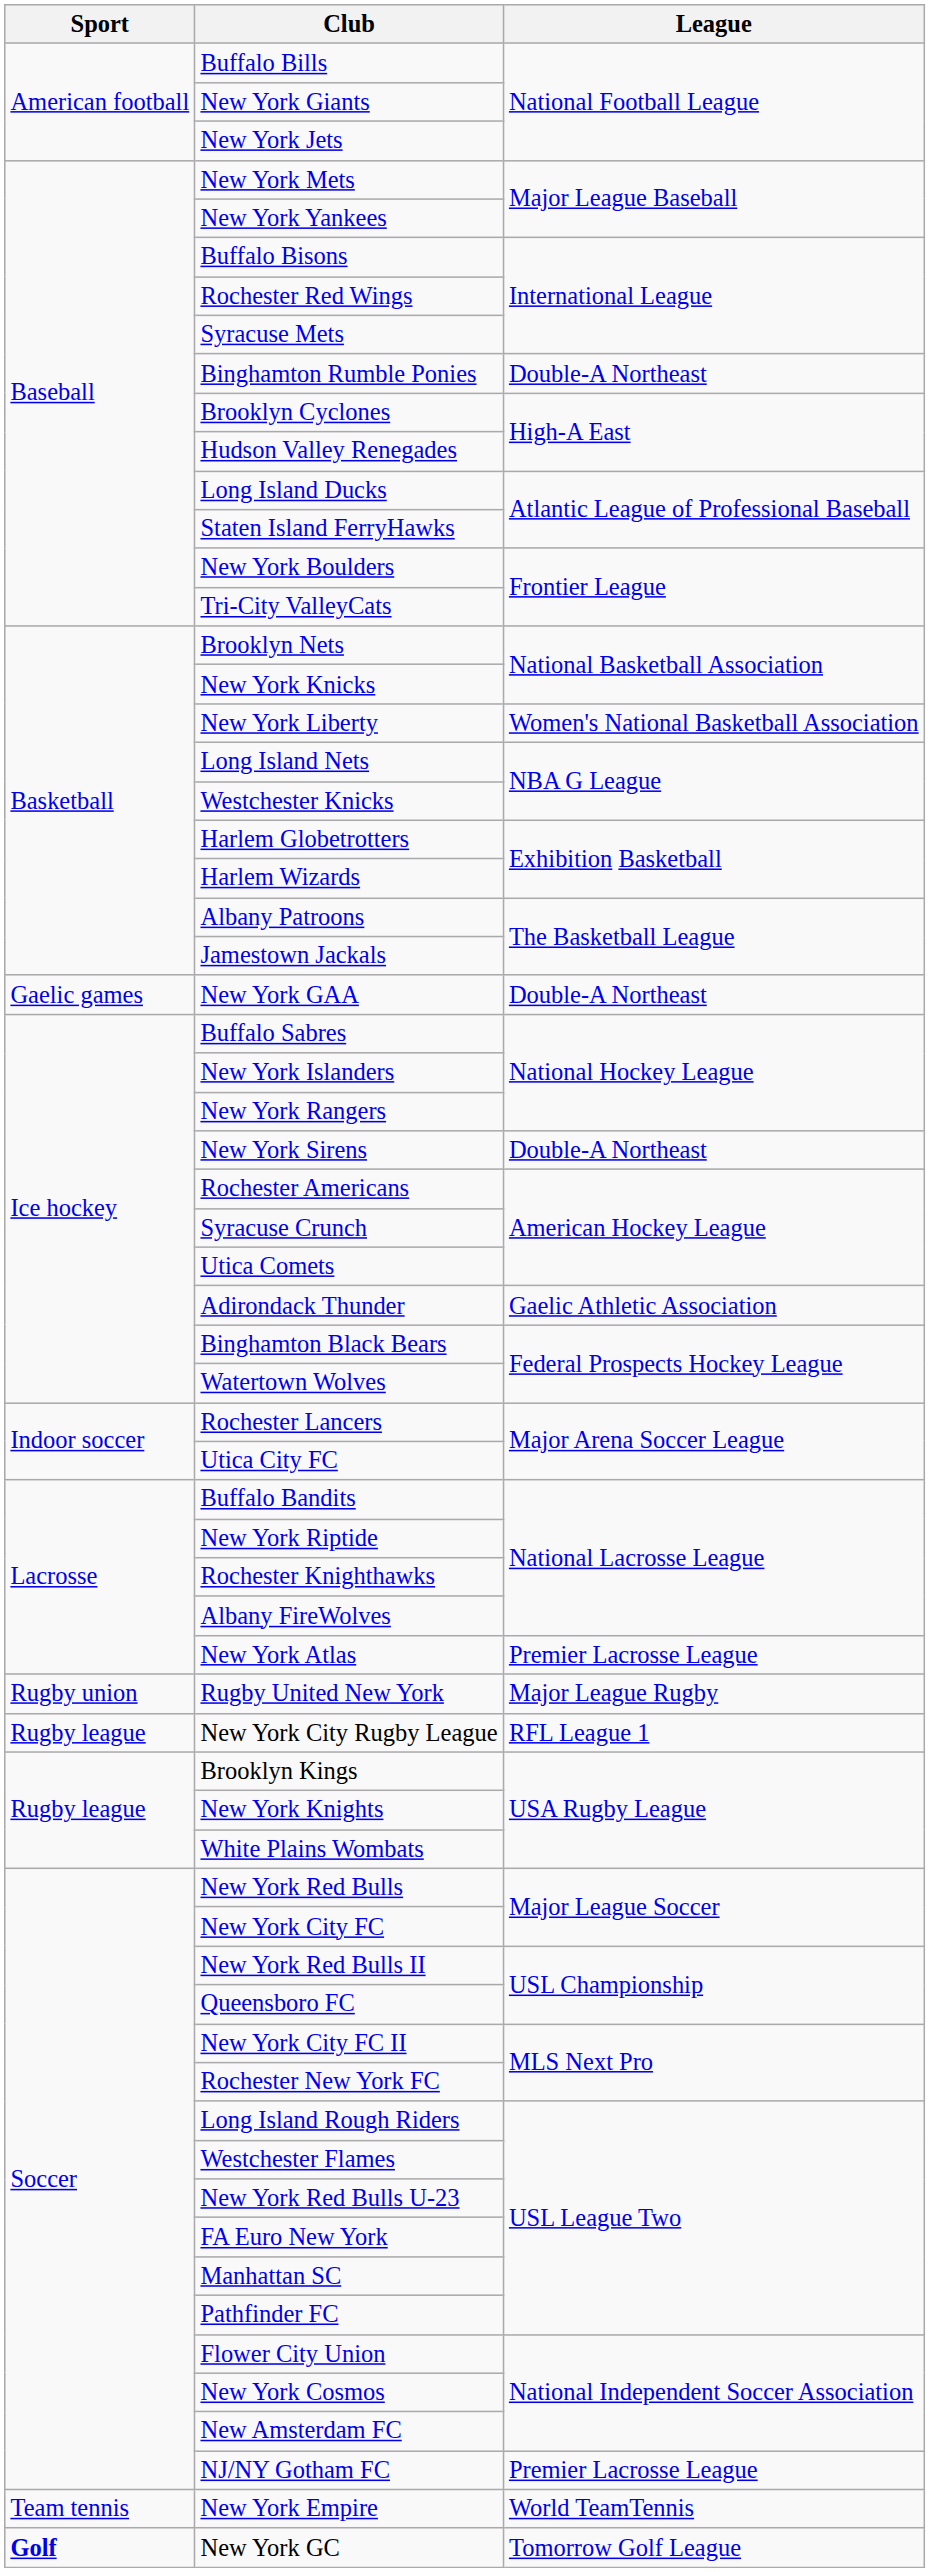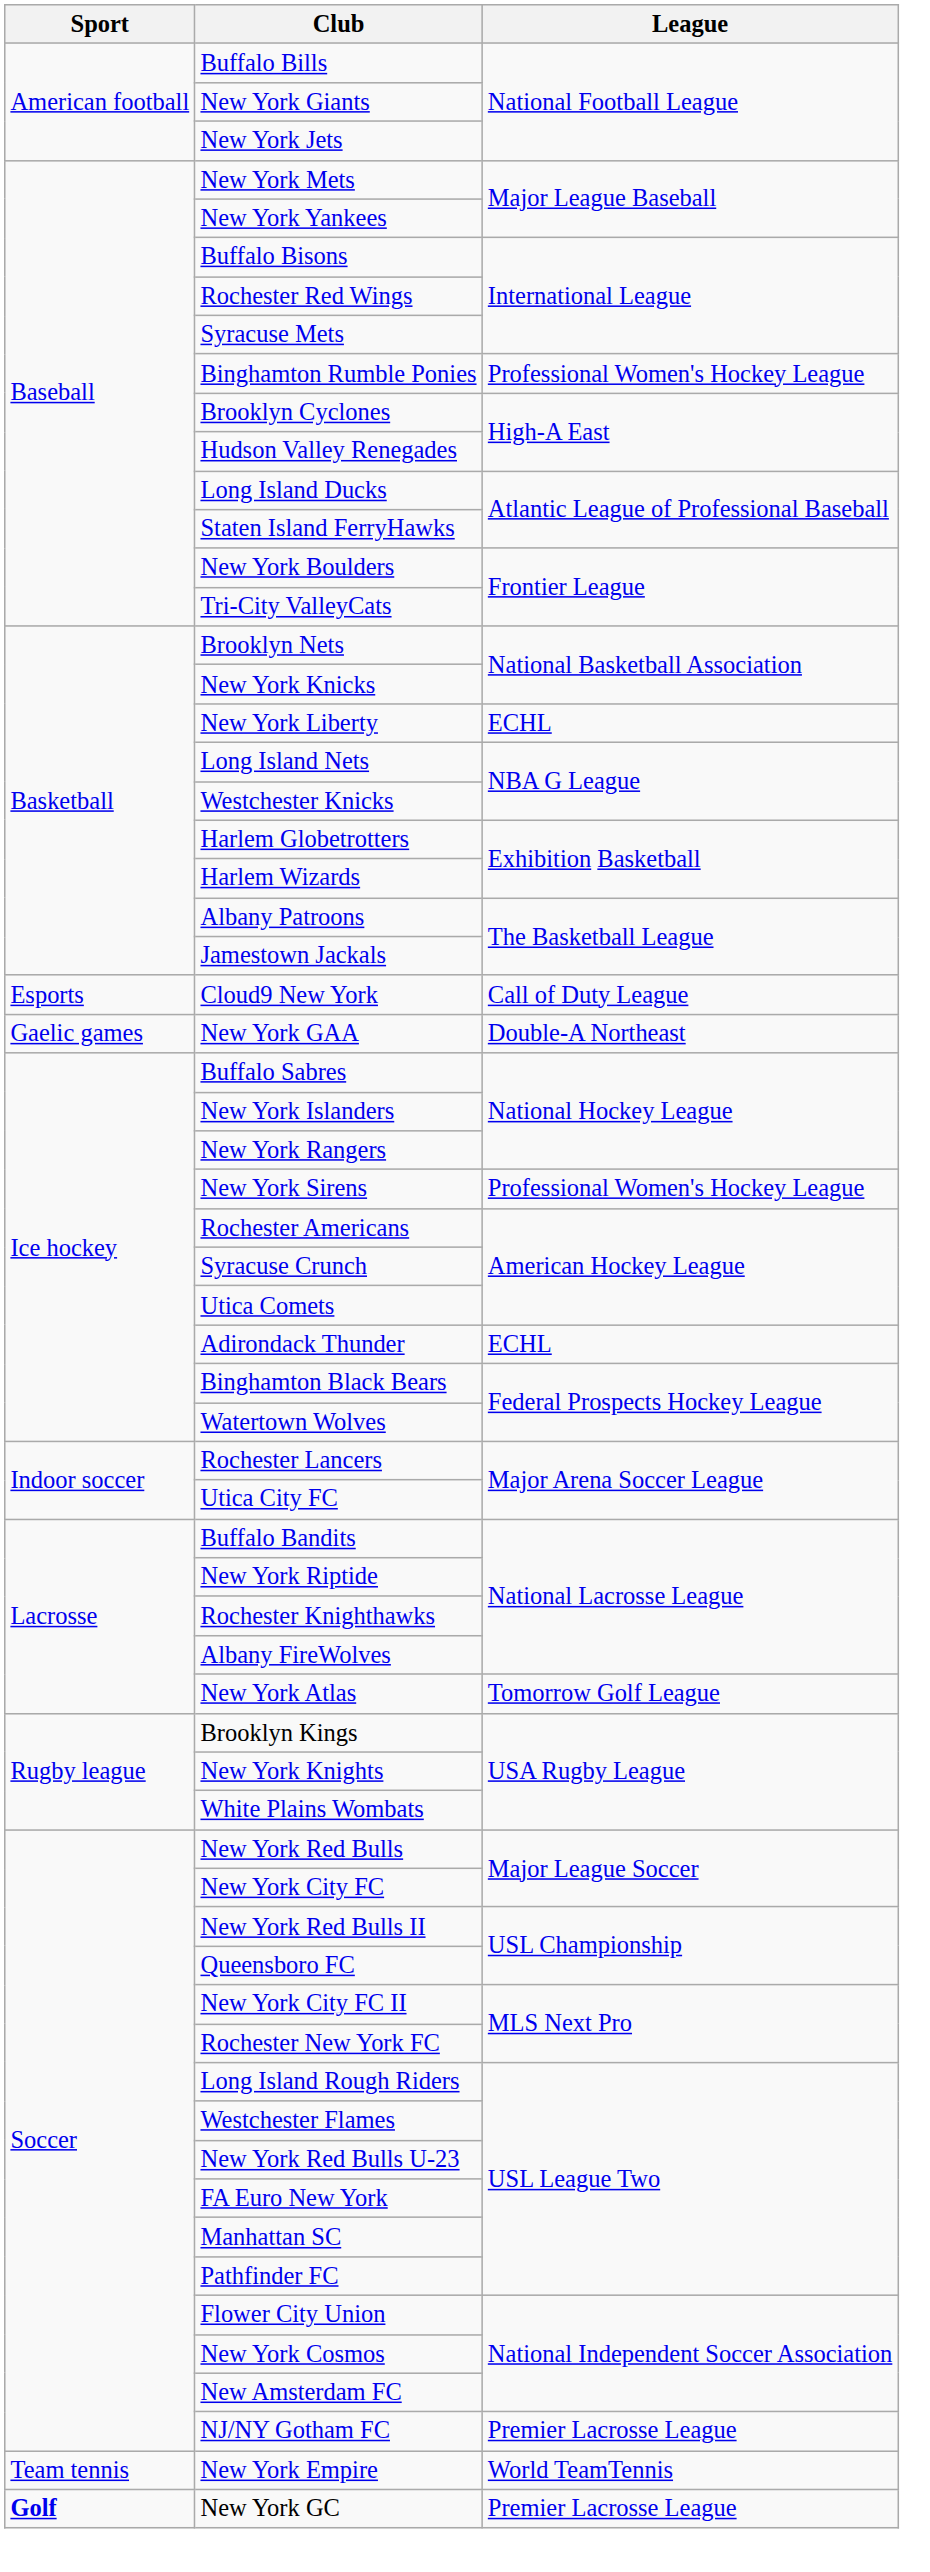(608, 373) Double-A Northeast -> (676, 373) Professional Women's Hockey League
(714, 722) Women's National Basketball Association -> (520, 722) ECHL
+ row: (289, 994)
(608, 1149) Double-A Northeast -> (676, 1188) Professional Women's Hockey League
(643, 1305) Gaelic Athletic Association -> (520, 1343) ECHL
(633, 1654) Premier Lacrosse League -> (604, 1693) Tomorrow Golf League
- row: (322, 1693)
- row: (349, 1732)
(625, 2547) Tomorrow Golf League -> (612, 2508) Premier Lacrosse League
